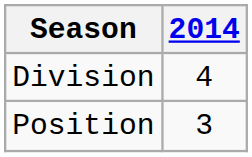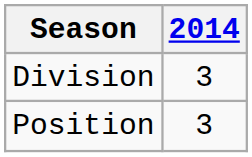(204, 78) 4 -> (204, 78) 3
